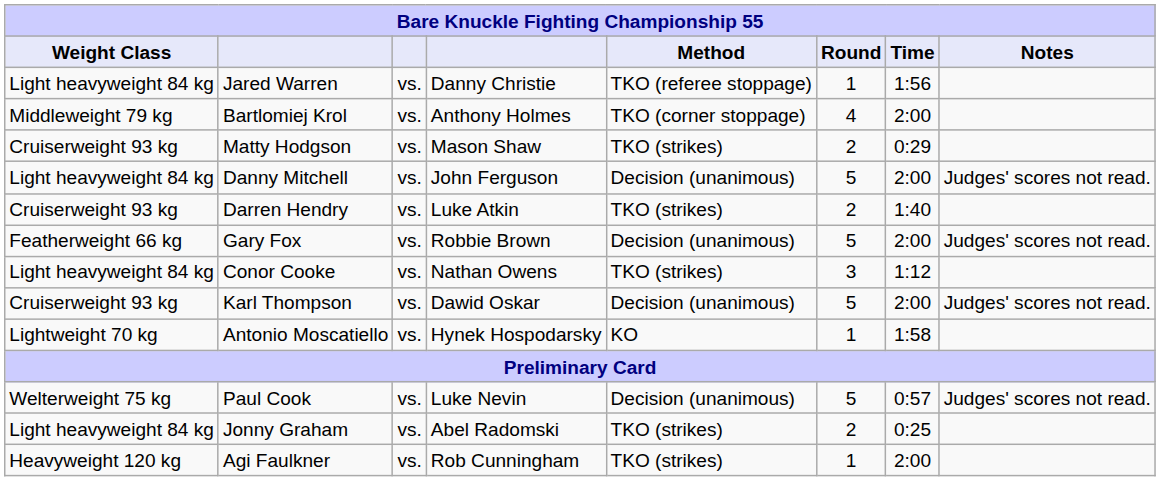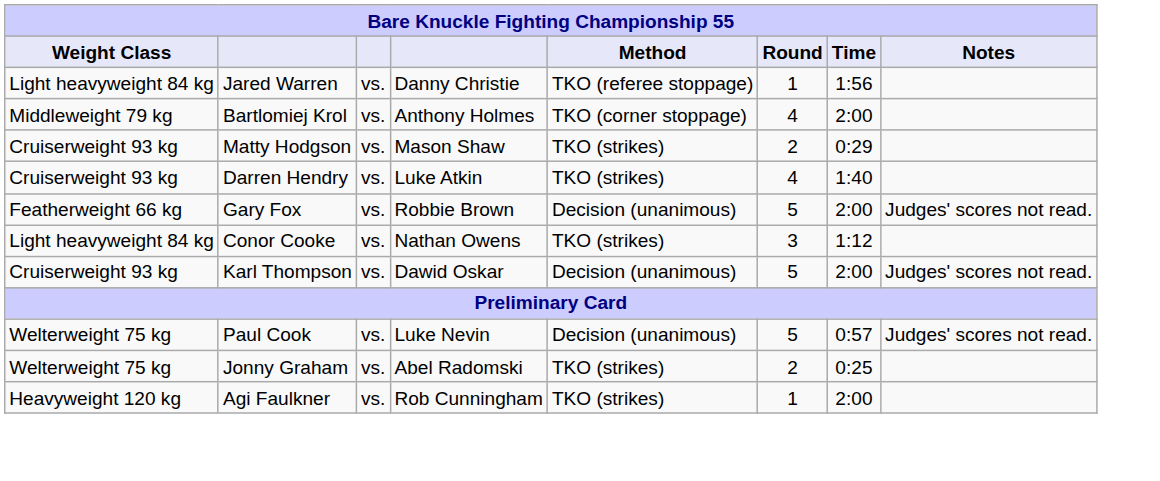- row: (285, 177)
(851, 209) 2 -> (793, 177) 4
- row: (306, 335)
(112, 429) Light heavyweight 84 kg -> (90, 366) Welterweight 75 kg
